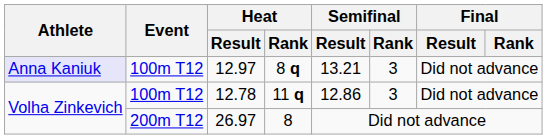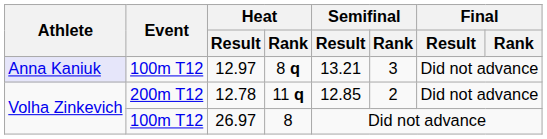(167, 95) 100m T12 -> (167, 95) 200m T12
(341, 95) 12.86 -> (341, 95) 12.85
(393, 95) 3 -> (393, 95) 2
(167, 120) 200m T12 -> (167, 120) 100m T12
